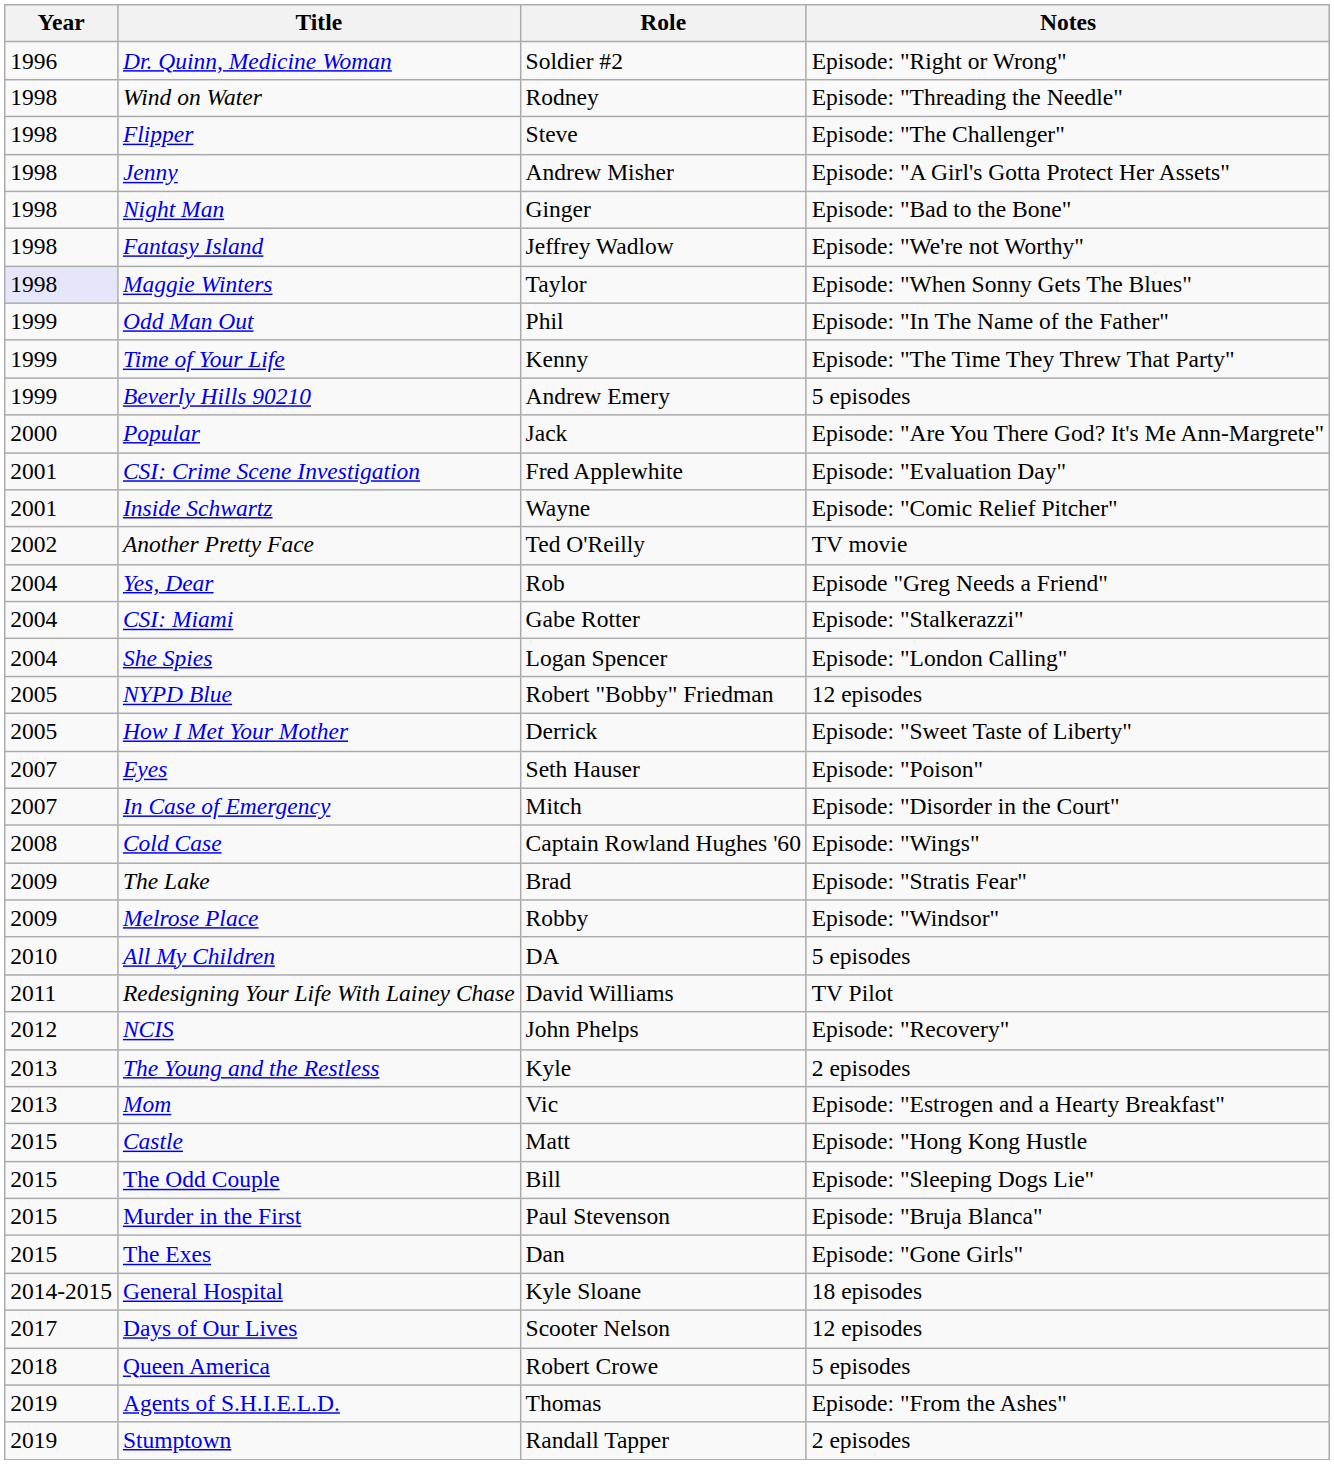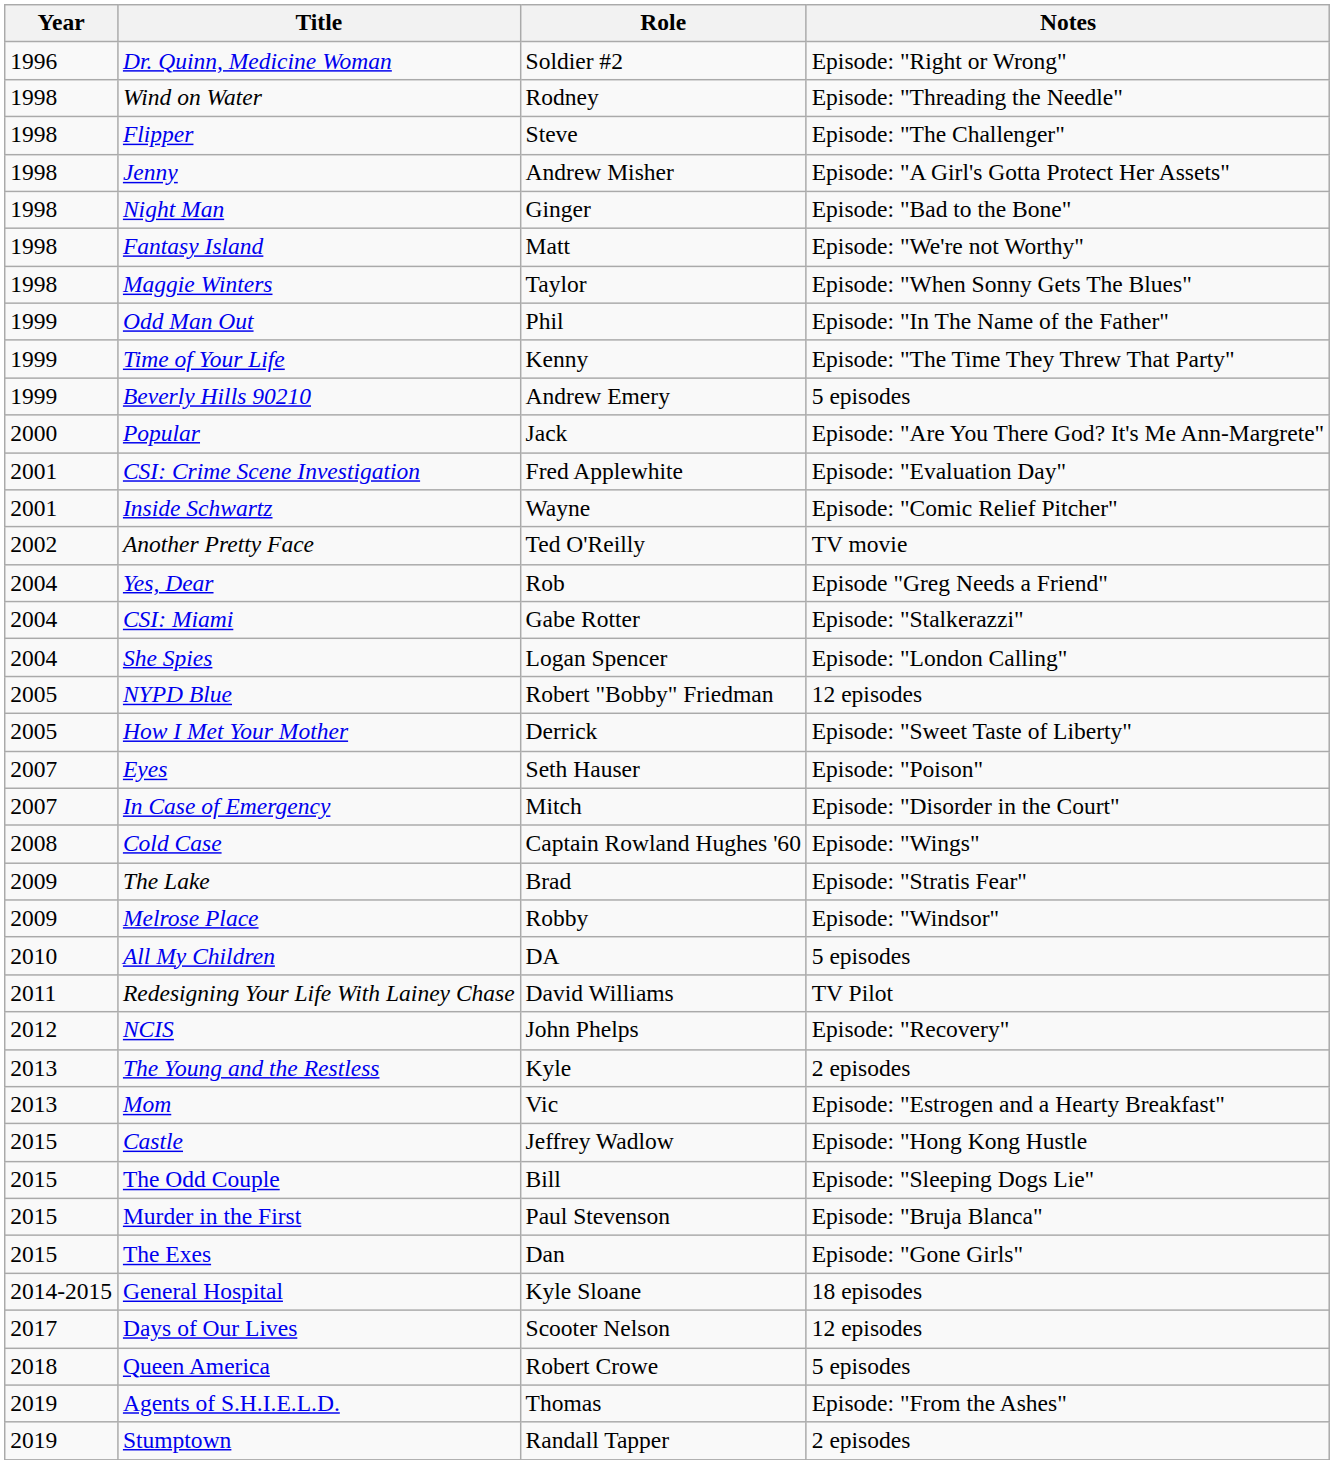(600, 246) Jeffrey Wadlow -> (548, 246) Matt
(34, 284) lavender background -> (34, 284) no background
(548, 1142) Matt -> (600, 1142) Jeffrey Wadlow
